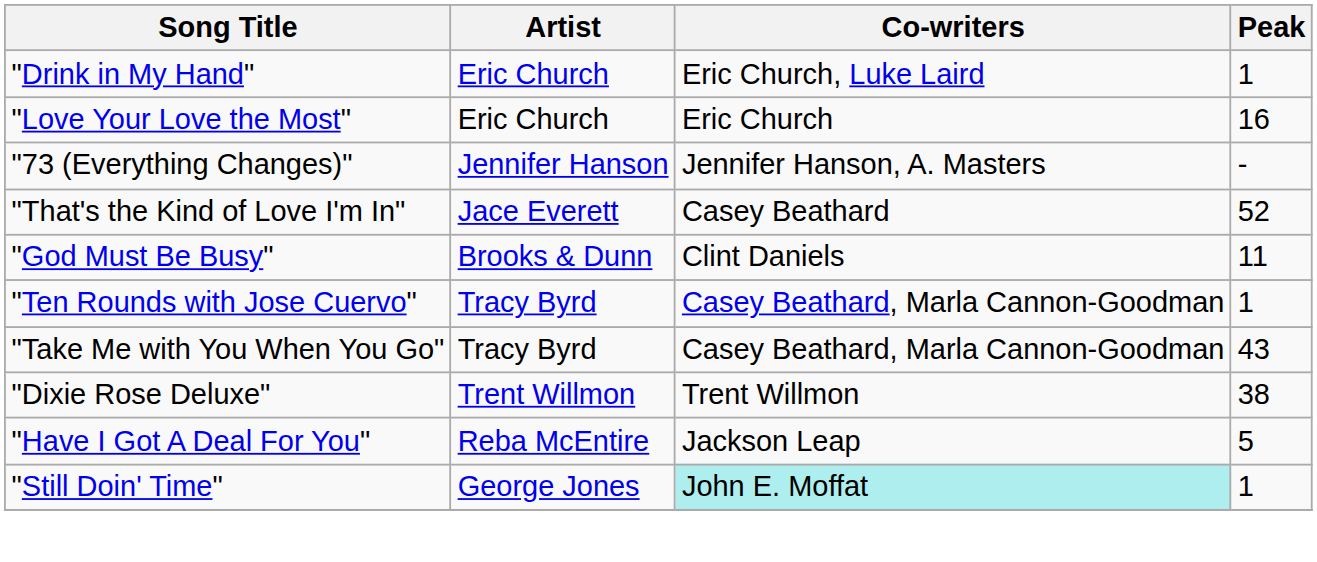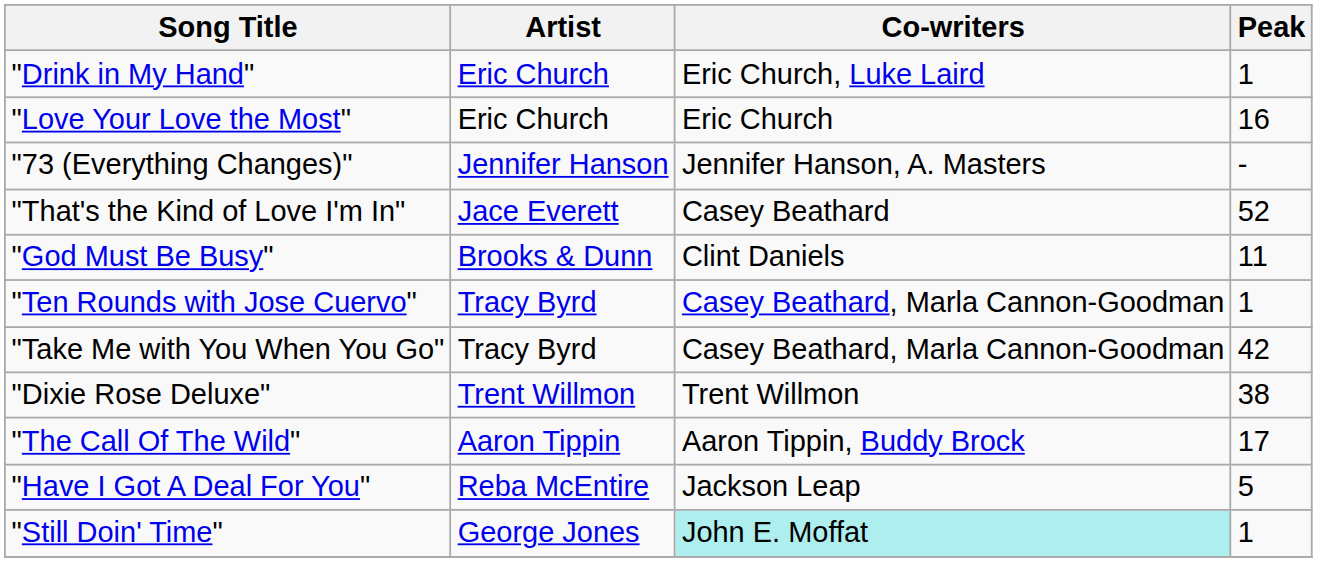(1254, 348) 43 -> (1254, 348) 42
+ row: (156, 440)
